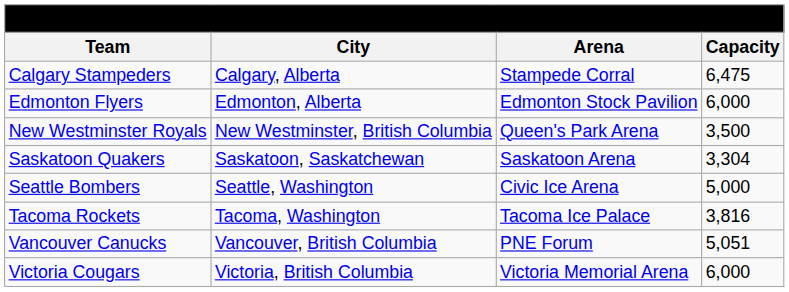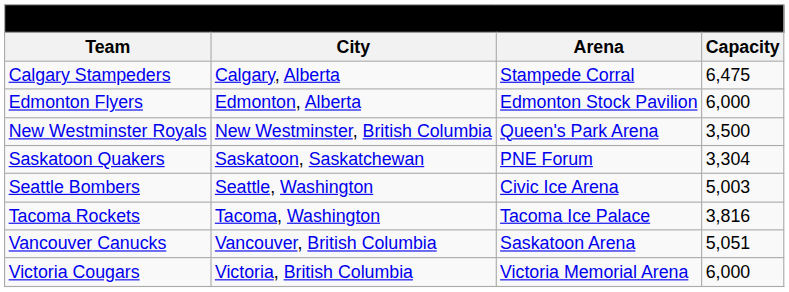(568, 159) Saskatoon Arena -> (546, 159) PNE Forum
(728, 187) 5,000 -> (728, 187) 5,003
(546, 243) PNE Forum -> (568, 243) Saskatoon Arena
